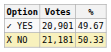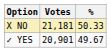rows swapped: (17, 40) <-> (20, 26)
